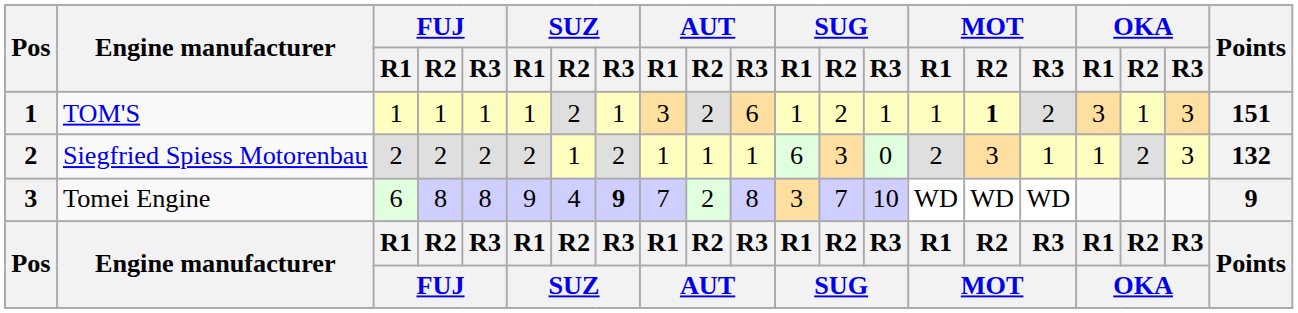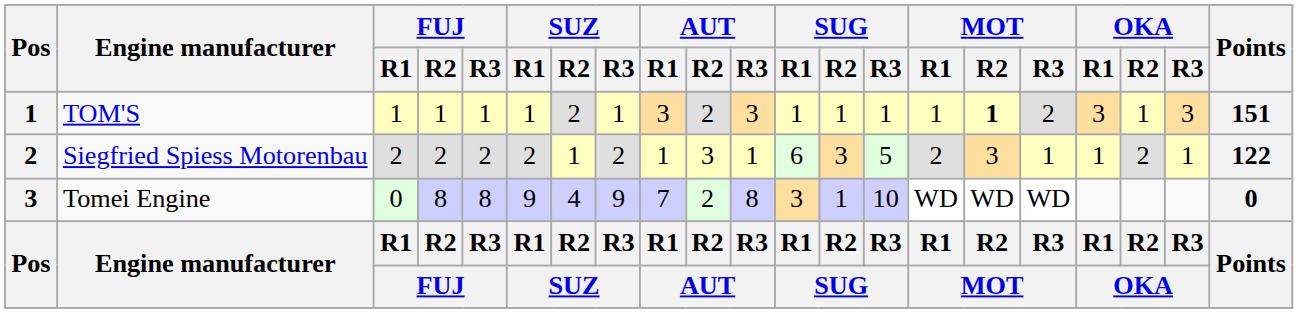(752, 112) 6 -> (752, 112) 3
(841, 112) 2 -> (841, 112) 1
(708, 155) 1 -> (708, 155) 3
(886, 155) 0 -> (886, 155) 5
(1188, 155) 3 -> (1188, 155) 1
(1251, 155) 132 -> (1251, 155) 122
(396, 198) 6 -> (396, 198) 0
(619, 198) bold -> (619, 198) normal
(841, 198) 7 -> (841, 198) 1
(1251, 198) 9 -> (1251, 198) 0
